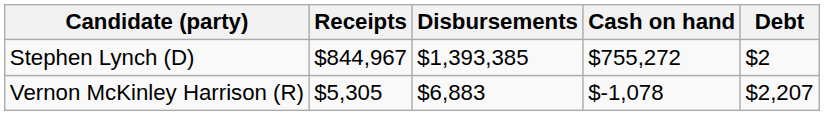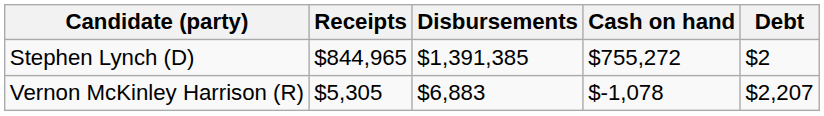(361, 57) $844,967 -> (361, 57) $844,965
(473, 57) $1,393,385 -> (473, 57) $1,391,385
